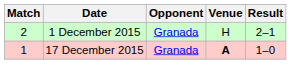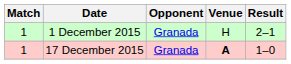(24, 31) 2 -> (24, 31) 1
